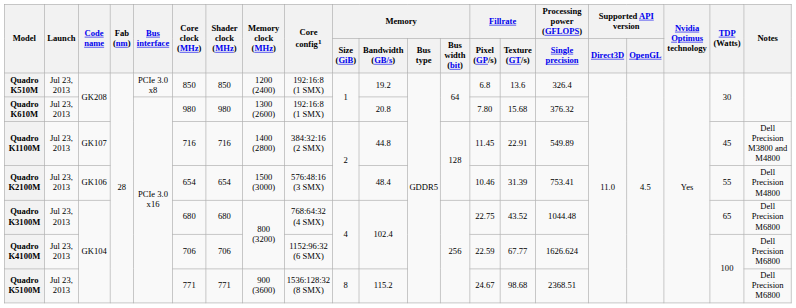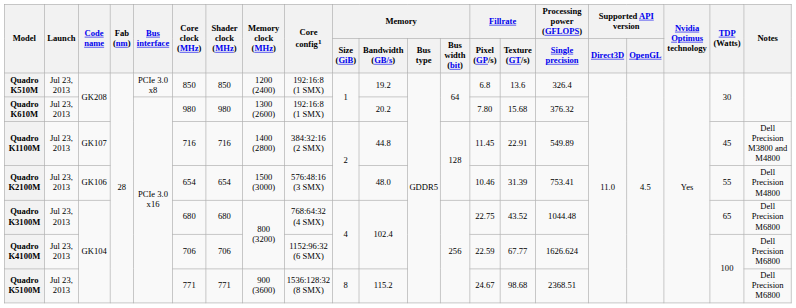(383, 109) 20.8 -> (383, 109) 20.2
(383, 182) 48.4 -> (383, 182) 48.0
